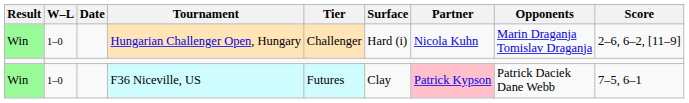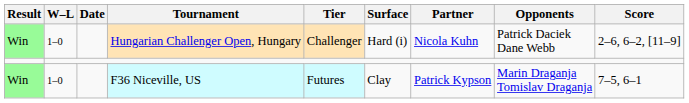(545, 41) Marin Draganja Tomislav Draganja -> (534, 41) Patrick Daciek Dane Webb
(453, 80) pink background -> (453, 80) no background
(534, 80) Patrick Daciek Dane Webb -> (545, 80) Marin Draganja Tomislav Draganja
